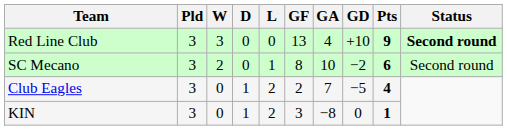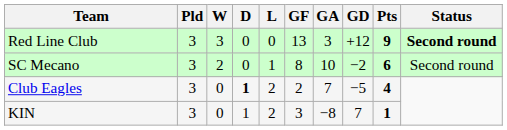(328, 40) 4 -> (328, 40) 3
(358, 40) +10 -> (358, 40) +12
(246, 88) normal -> (246, 88) bold
(358, 112) 0 -> (358, 112) 7
